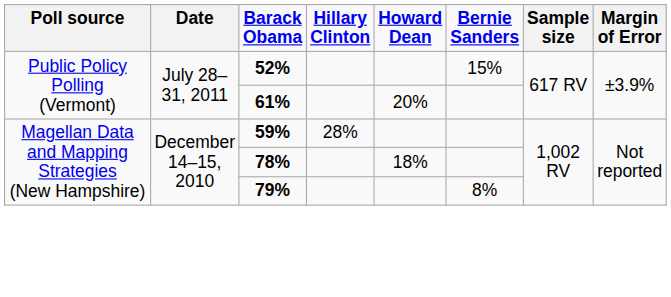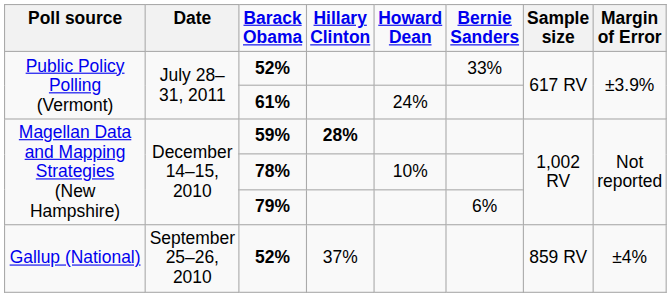(485, 68) 15% -> (485, 68) 33%
(410, 101) 20% -> (410, 101) 24%
(340, 133) normal -> (340, 136) bold
(410, 161) 18% -> (410, 171) 10%
(485, 190) 8% -> (485, 207) 6%
+ row: (75, 258)
